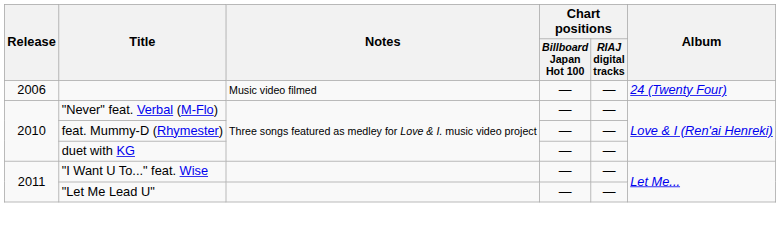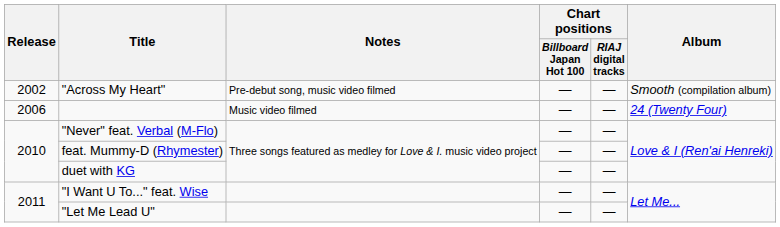+ row: (113, 90)
